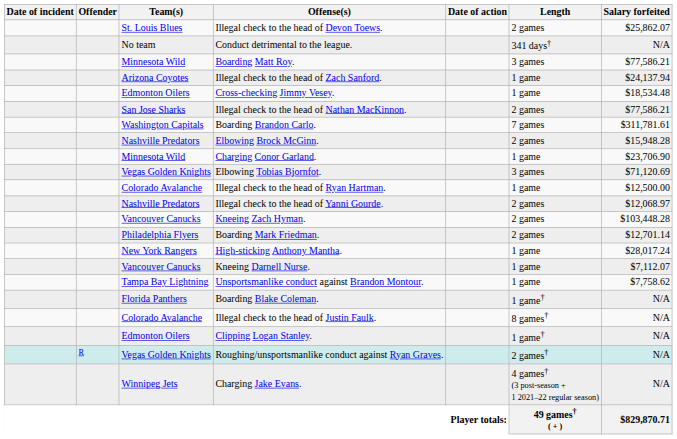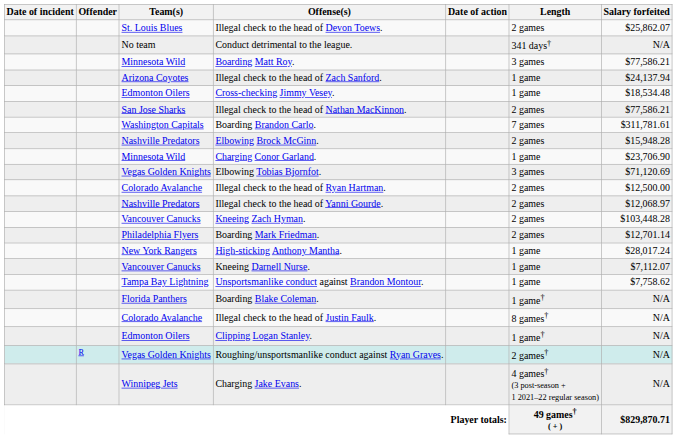(526, 188) 1 game -> (528, 188) 2 games
